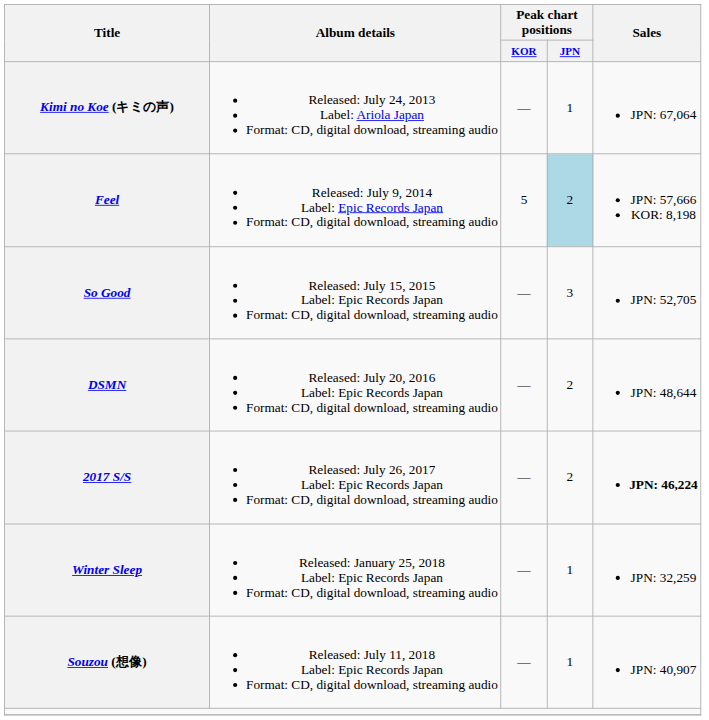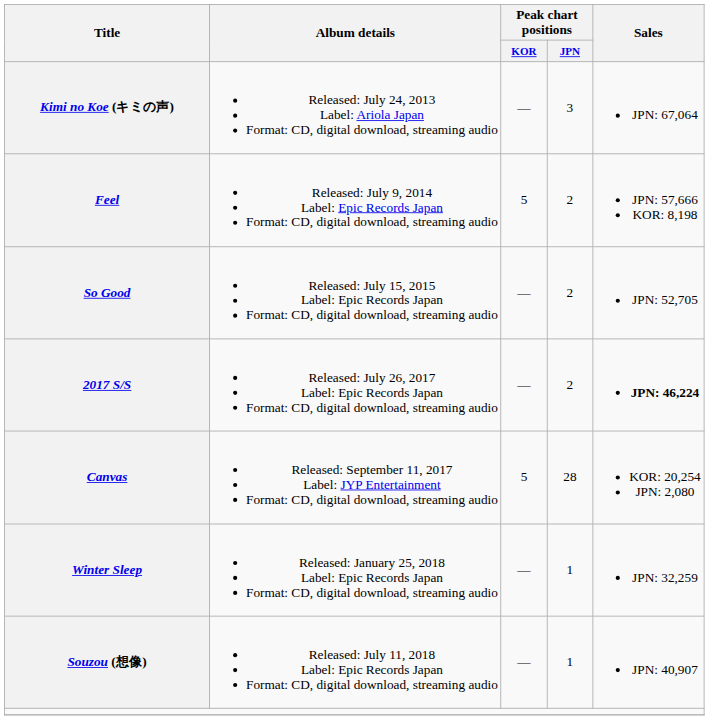(570, 107) 1 -> (570, 107) 3
(570, 200) lightblue background -> (570, 200) no background
(570, 292) 3 -> (570, 292) 2
- row: (107, 385)
+ row: (107, 477)
